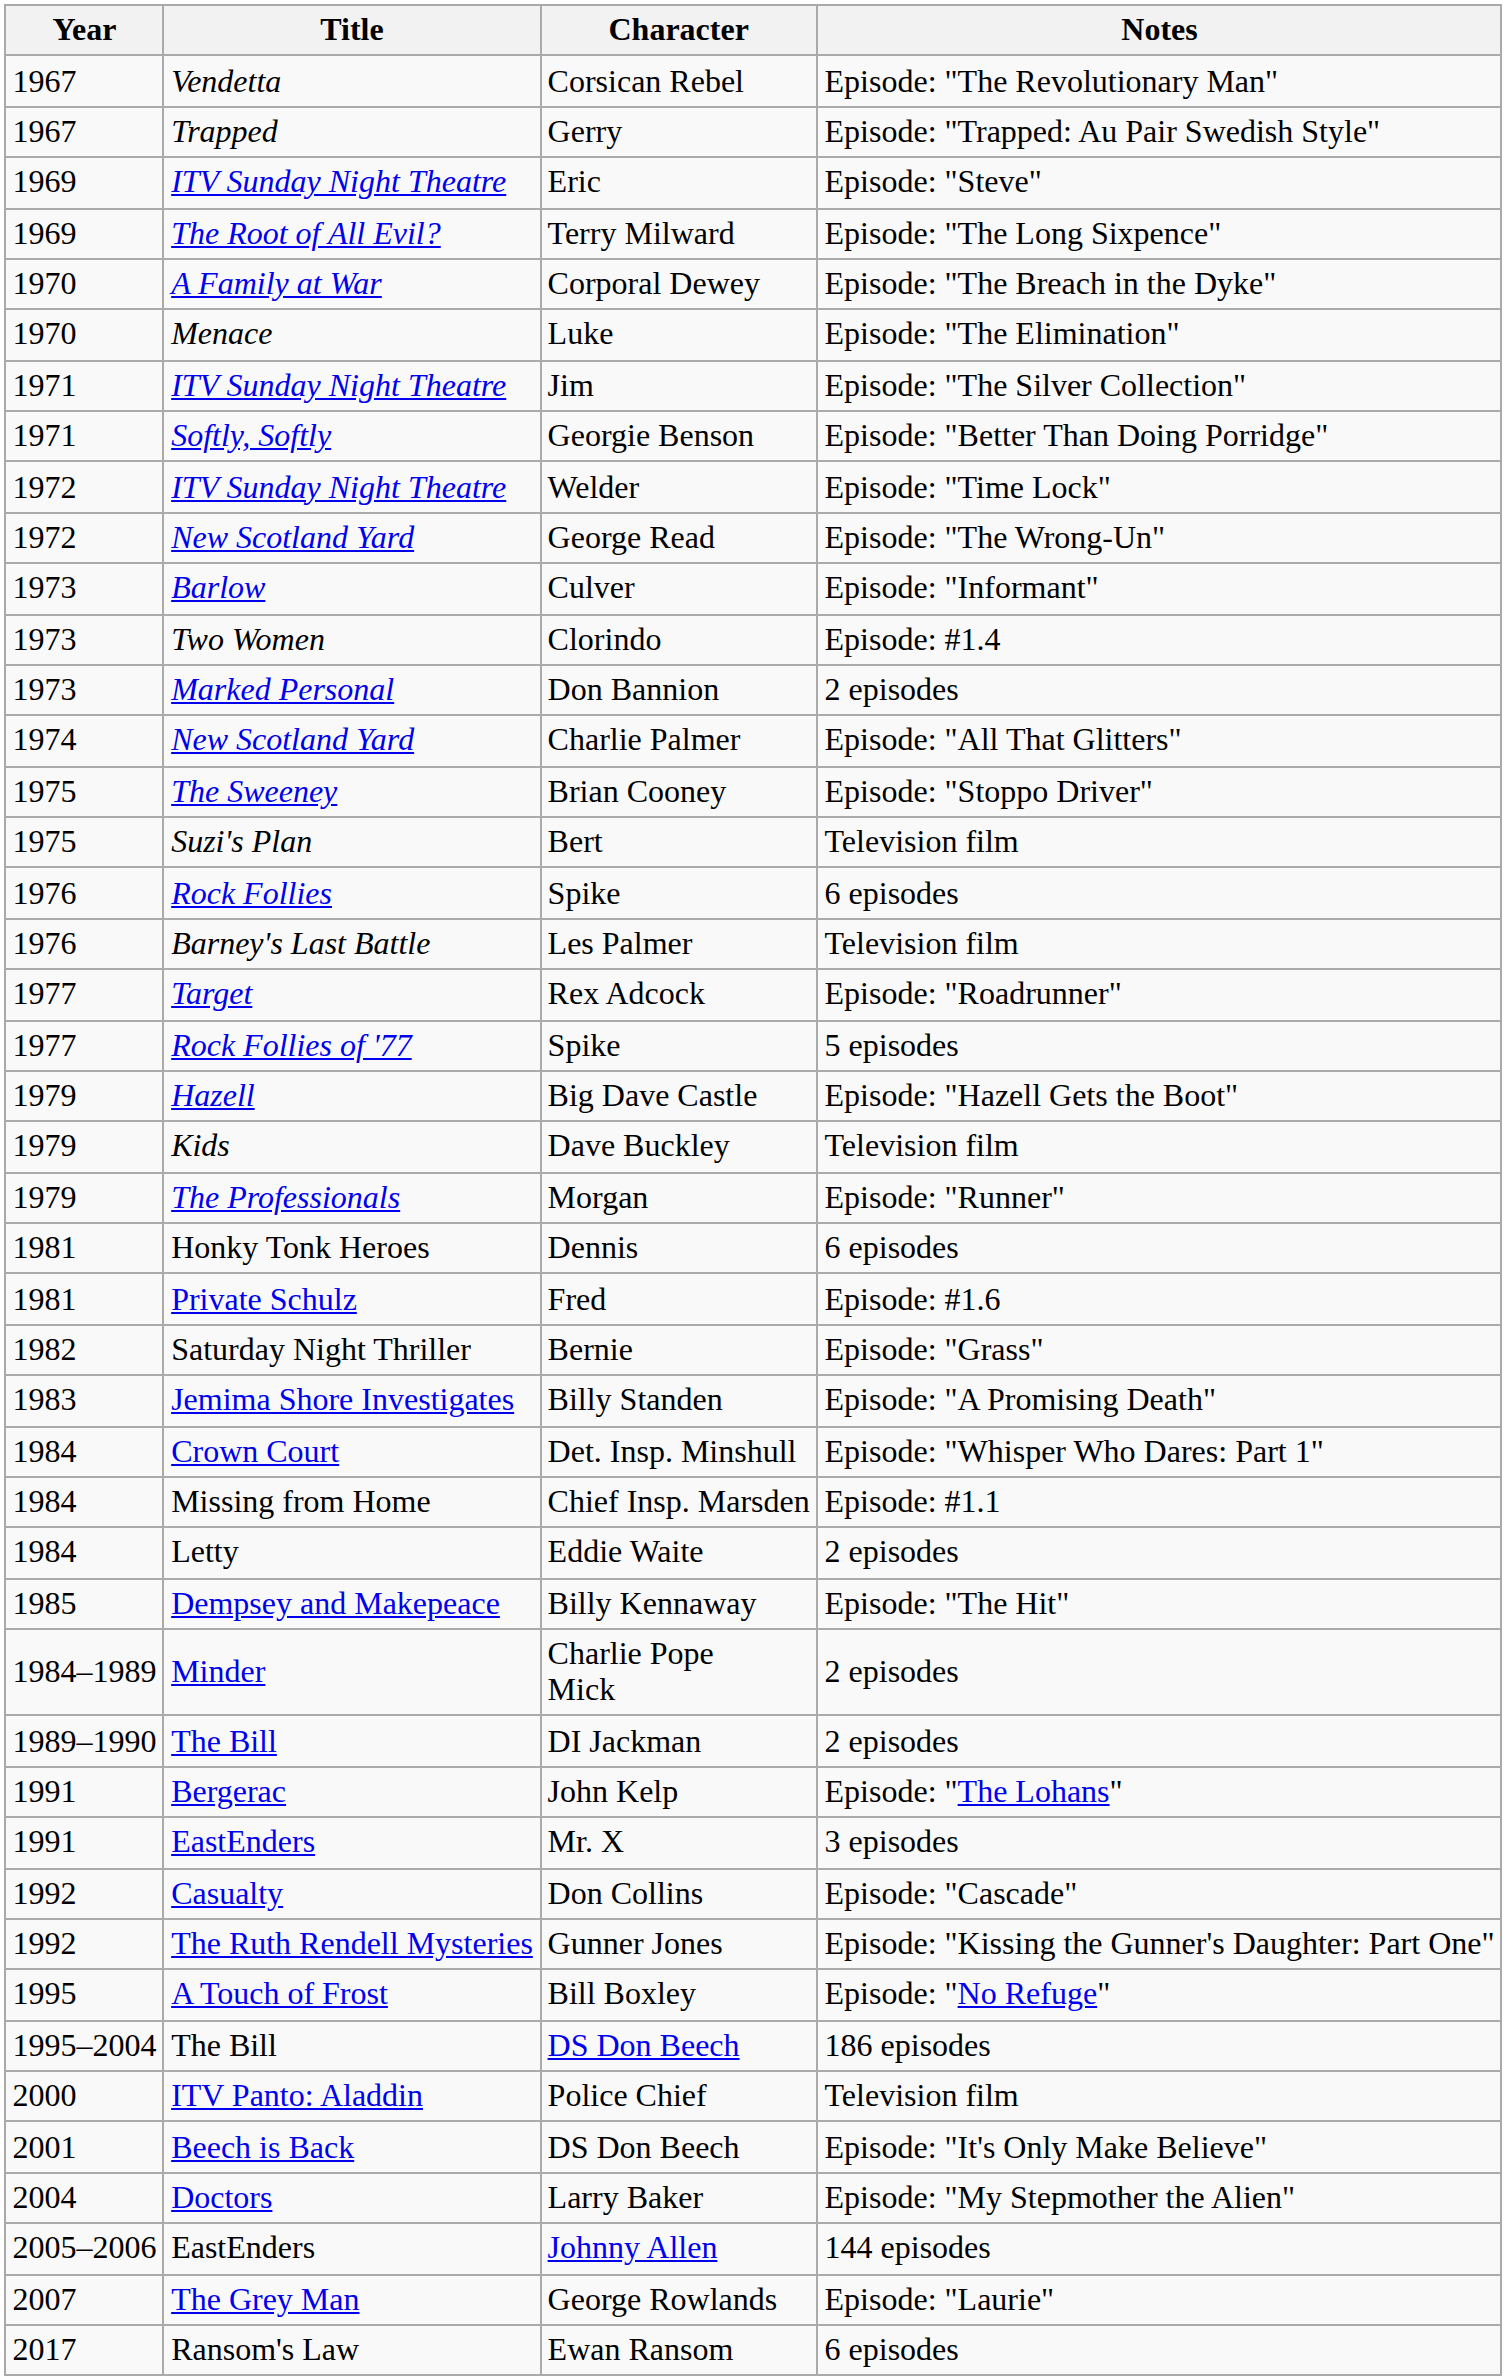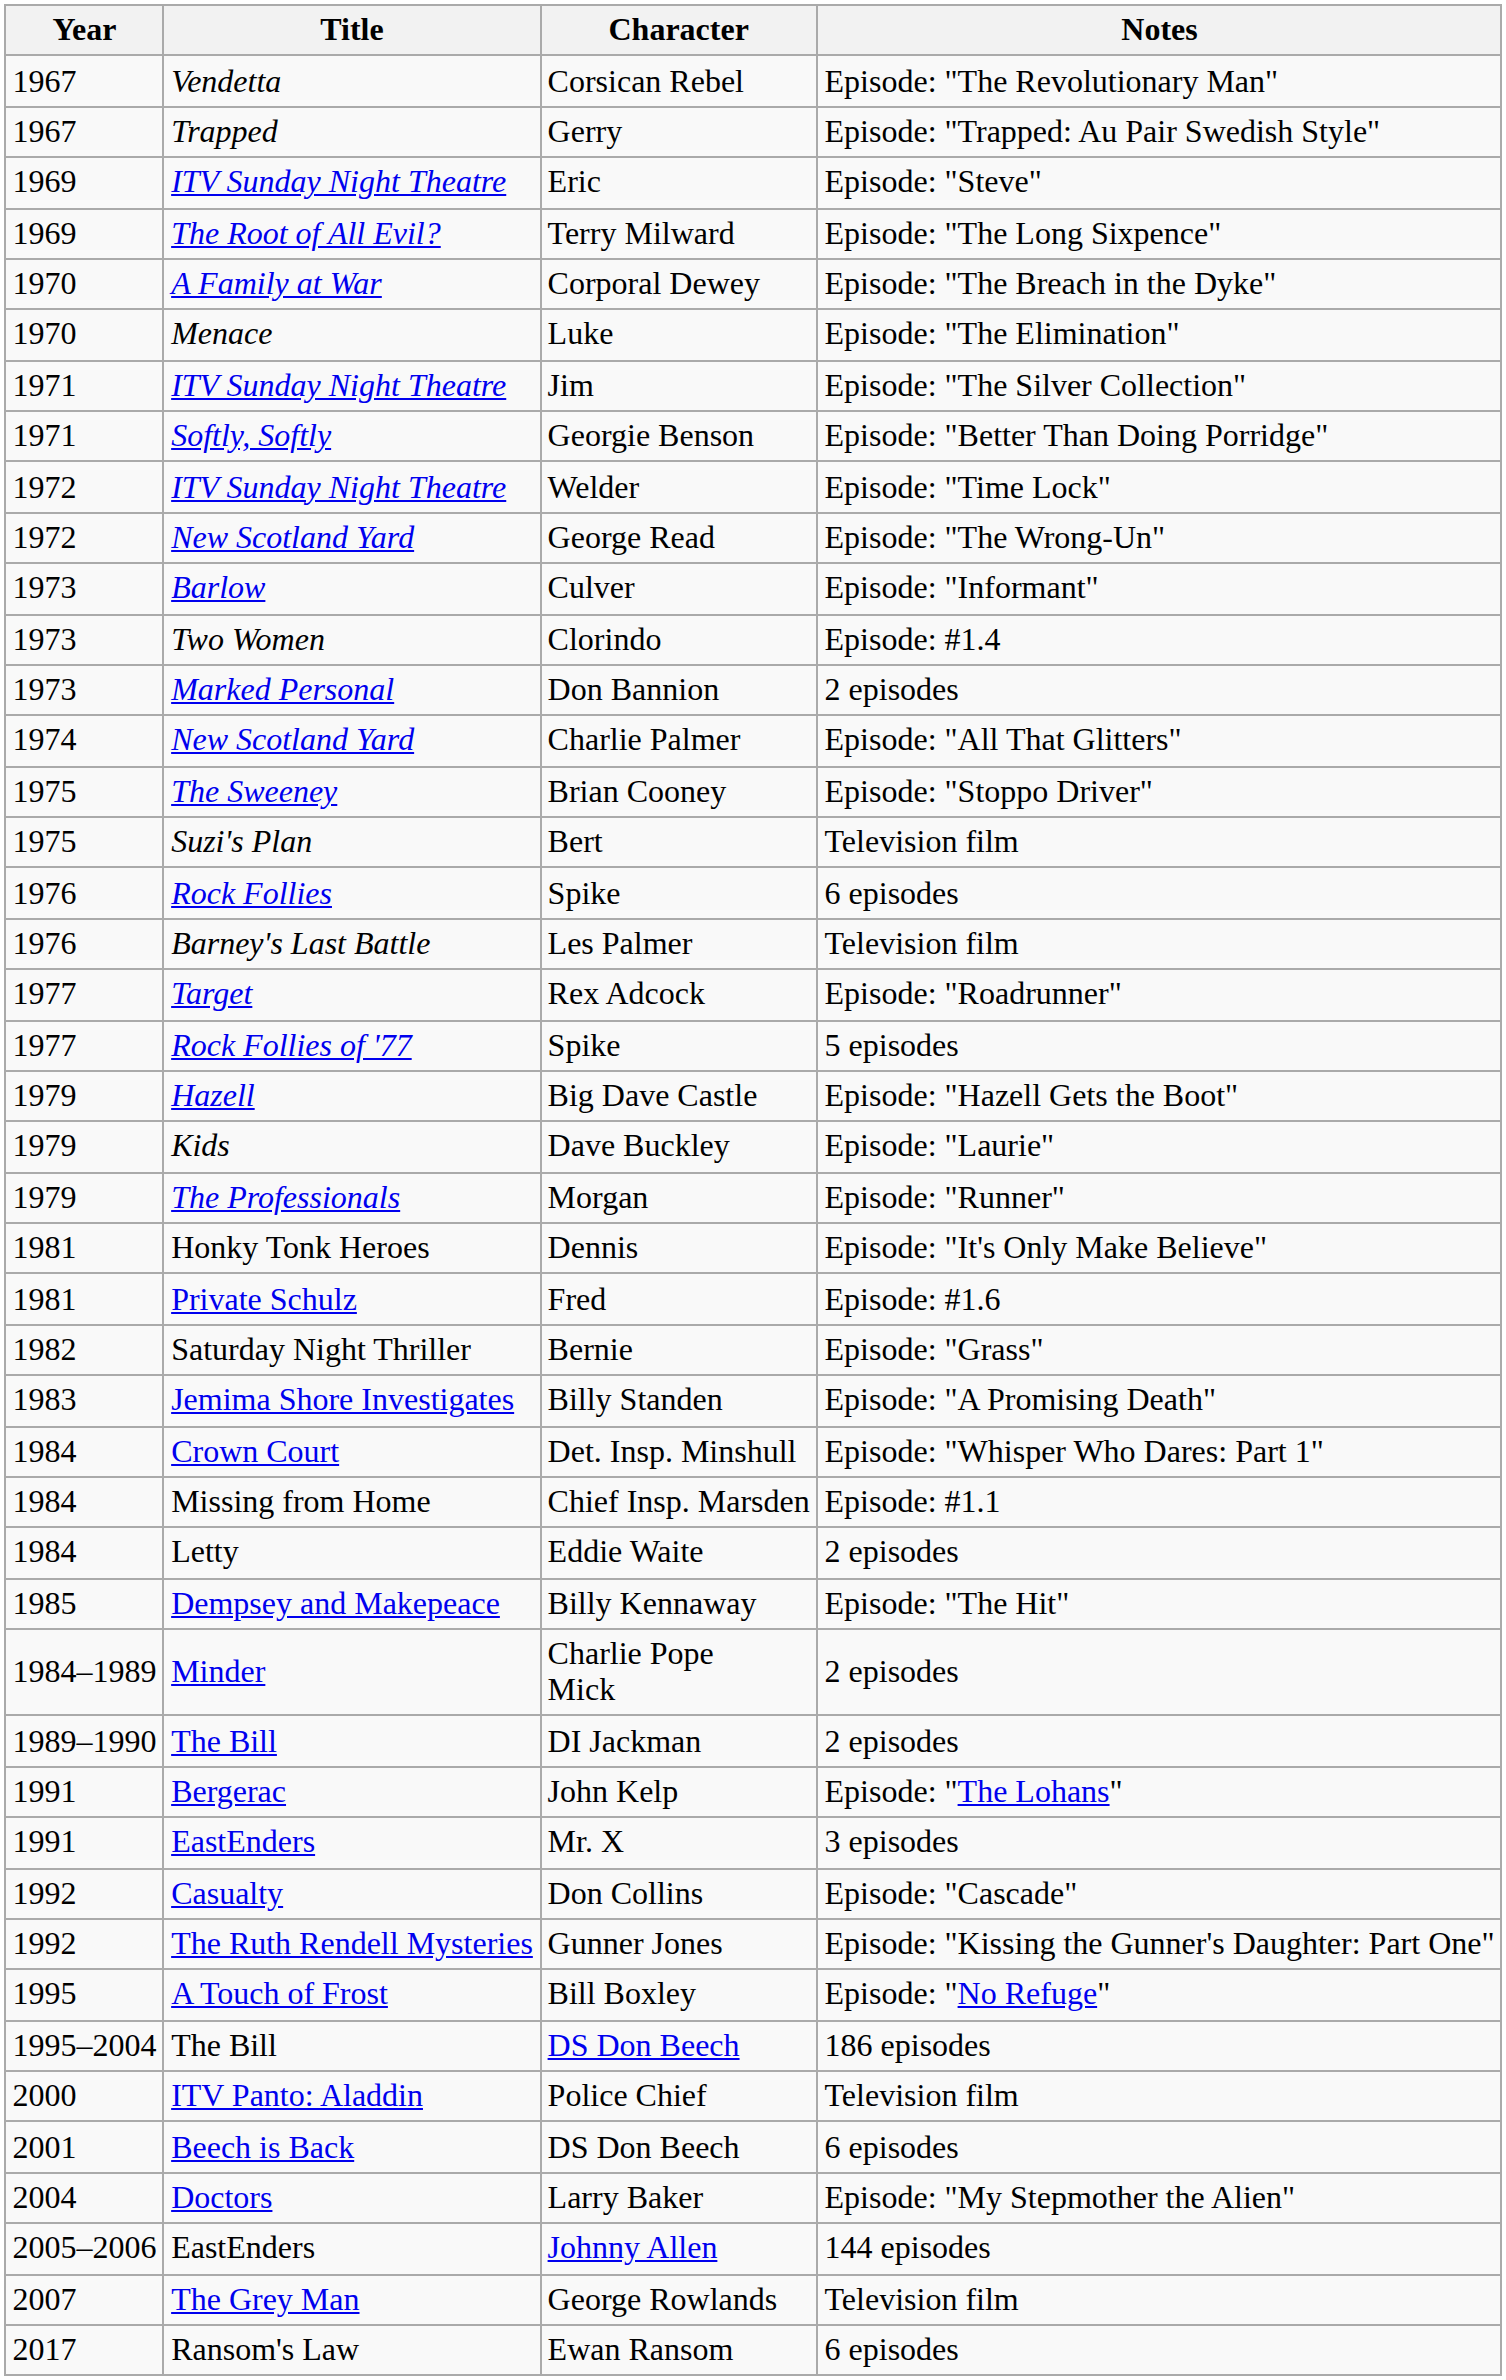(922, 1146) Television film -> (939, 1146) Episode: "Laurie"
(892, 1247) 6 episodes -> (1046, 1247) Episode: "It's Only Make Believe"
(1046, 2146) Episode: "It's Only Make Believe" -> (892, 2146) 6 episodes
(939, 2298) Episode: "Laurie" -> (922, 2298) Television film
